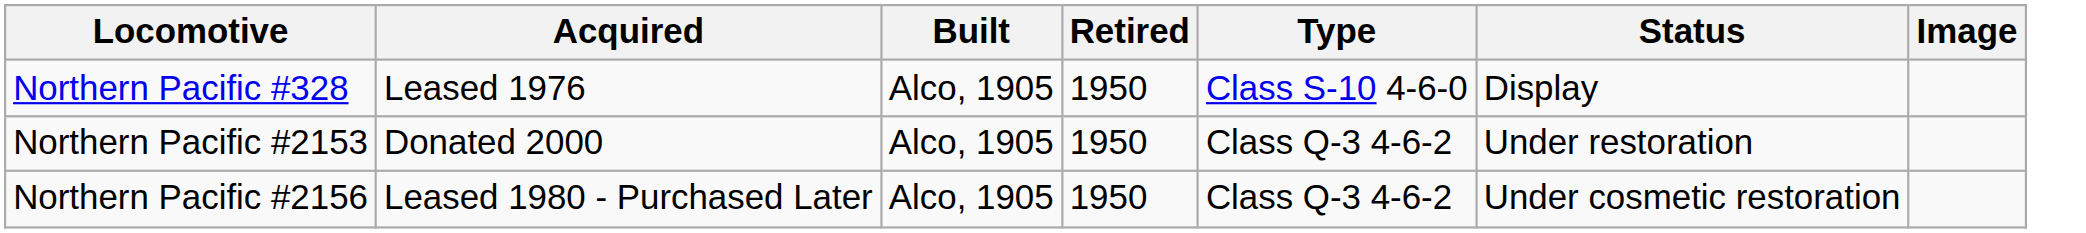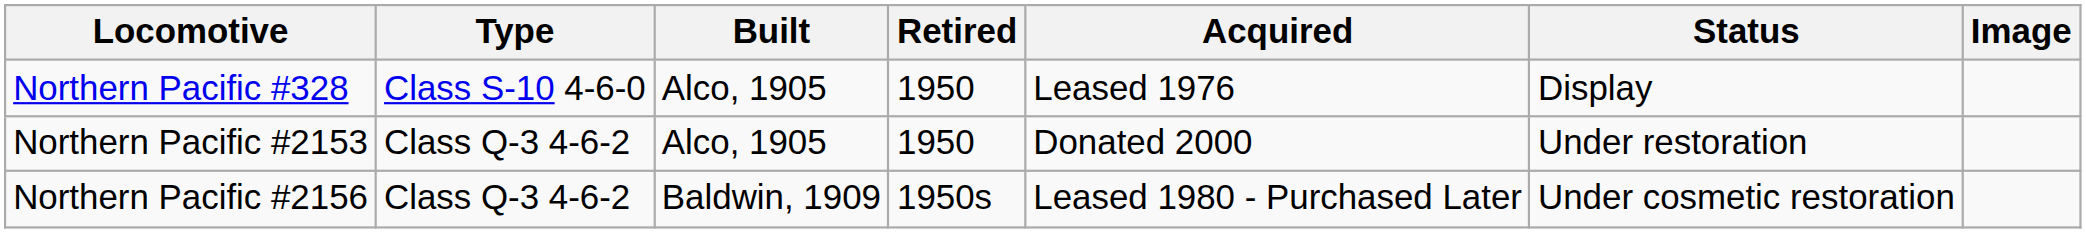columns swapped: (1337, 32) <-> (628, 32)
(971, 198) Alco, 1905 -> (771, 198) Baldwin, 1909
(1108, 198) 1950 -> (945, 198) 1950s
